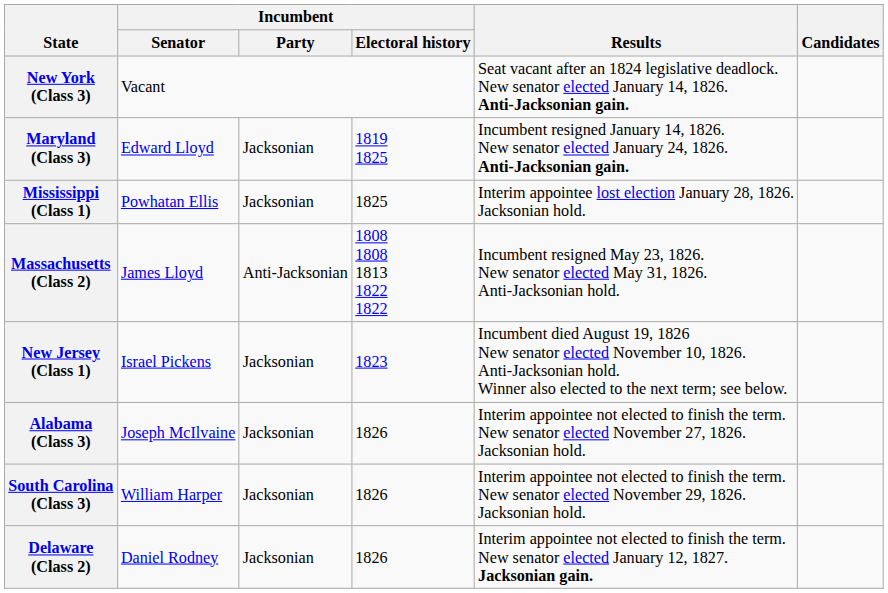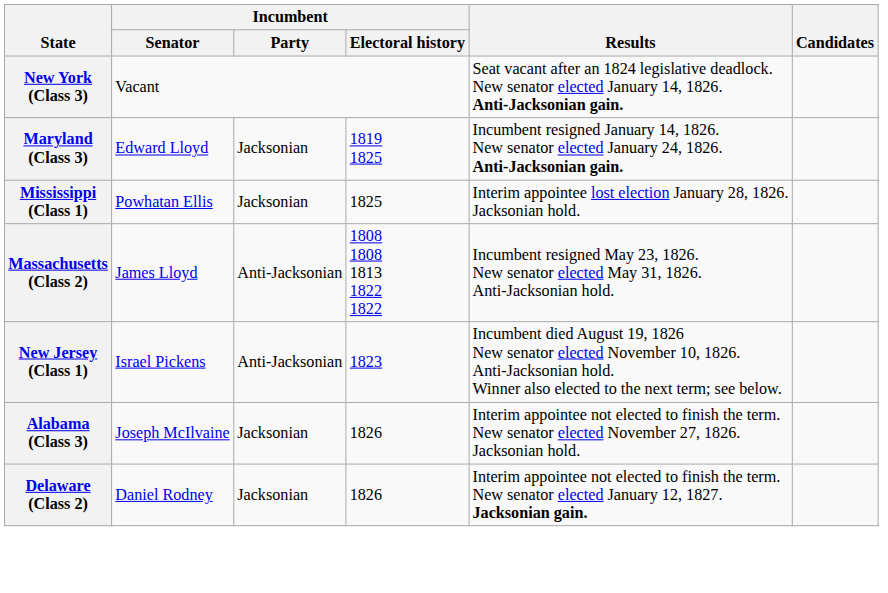(278, 361) Jacksonian -> (290, 361) Anti-Jacksonian
- row: (61, 495)
